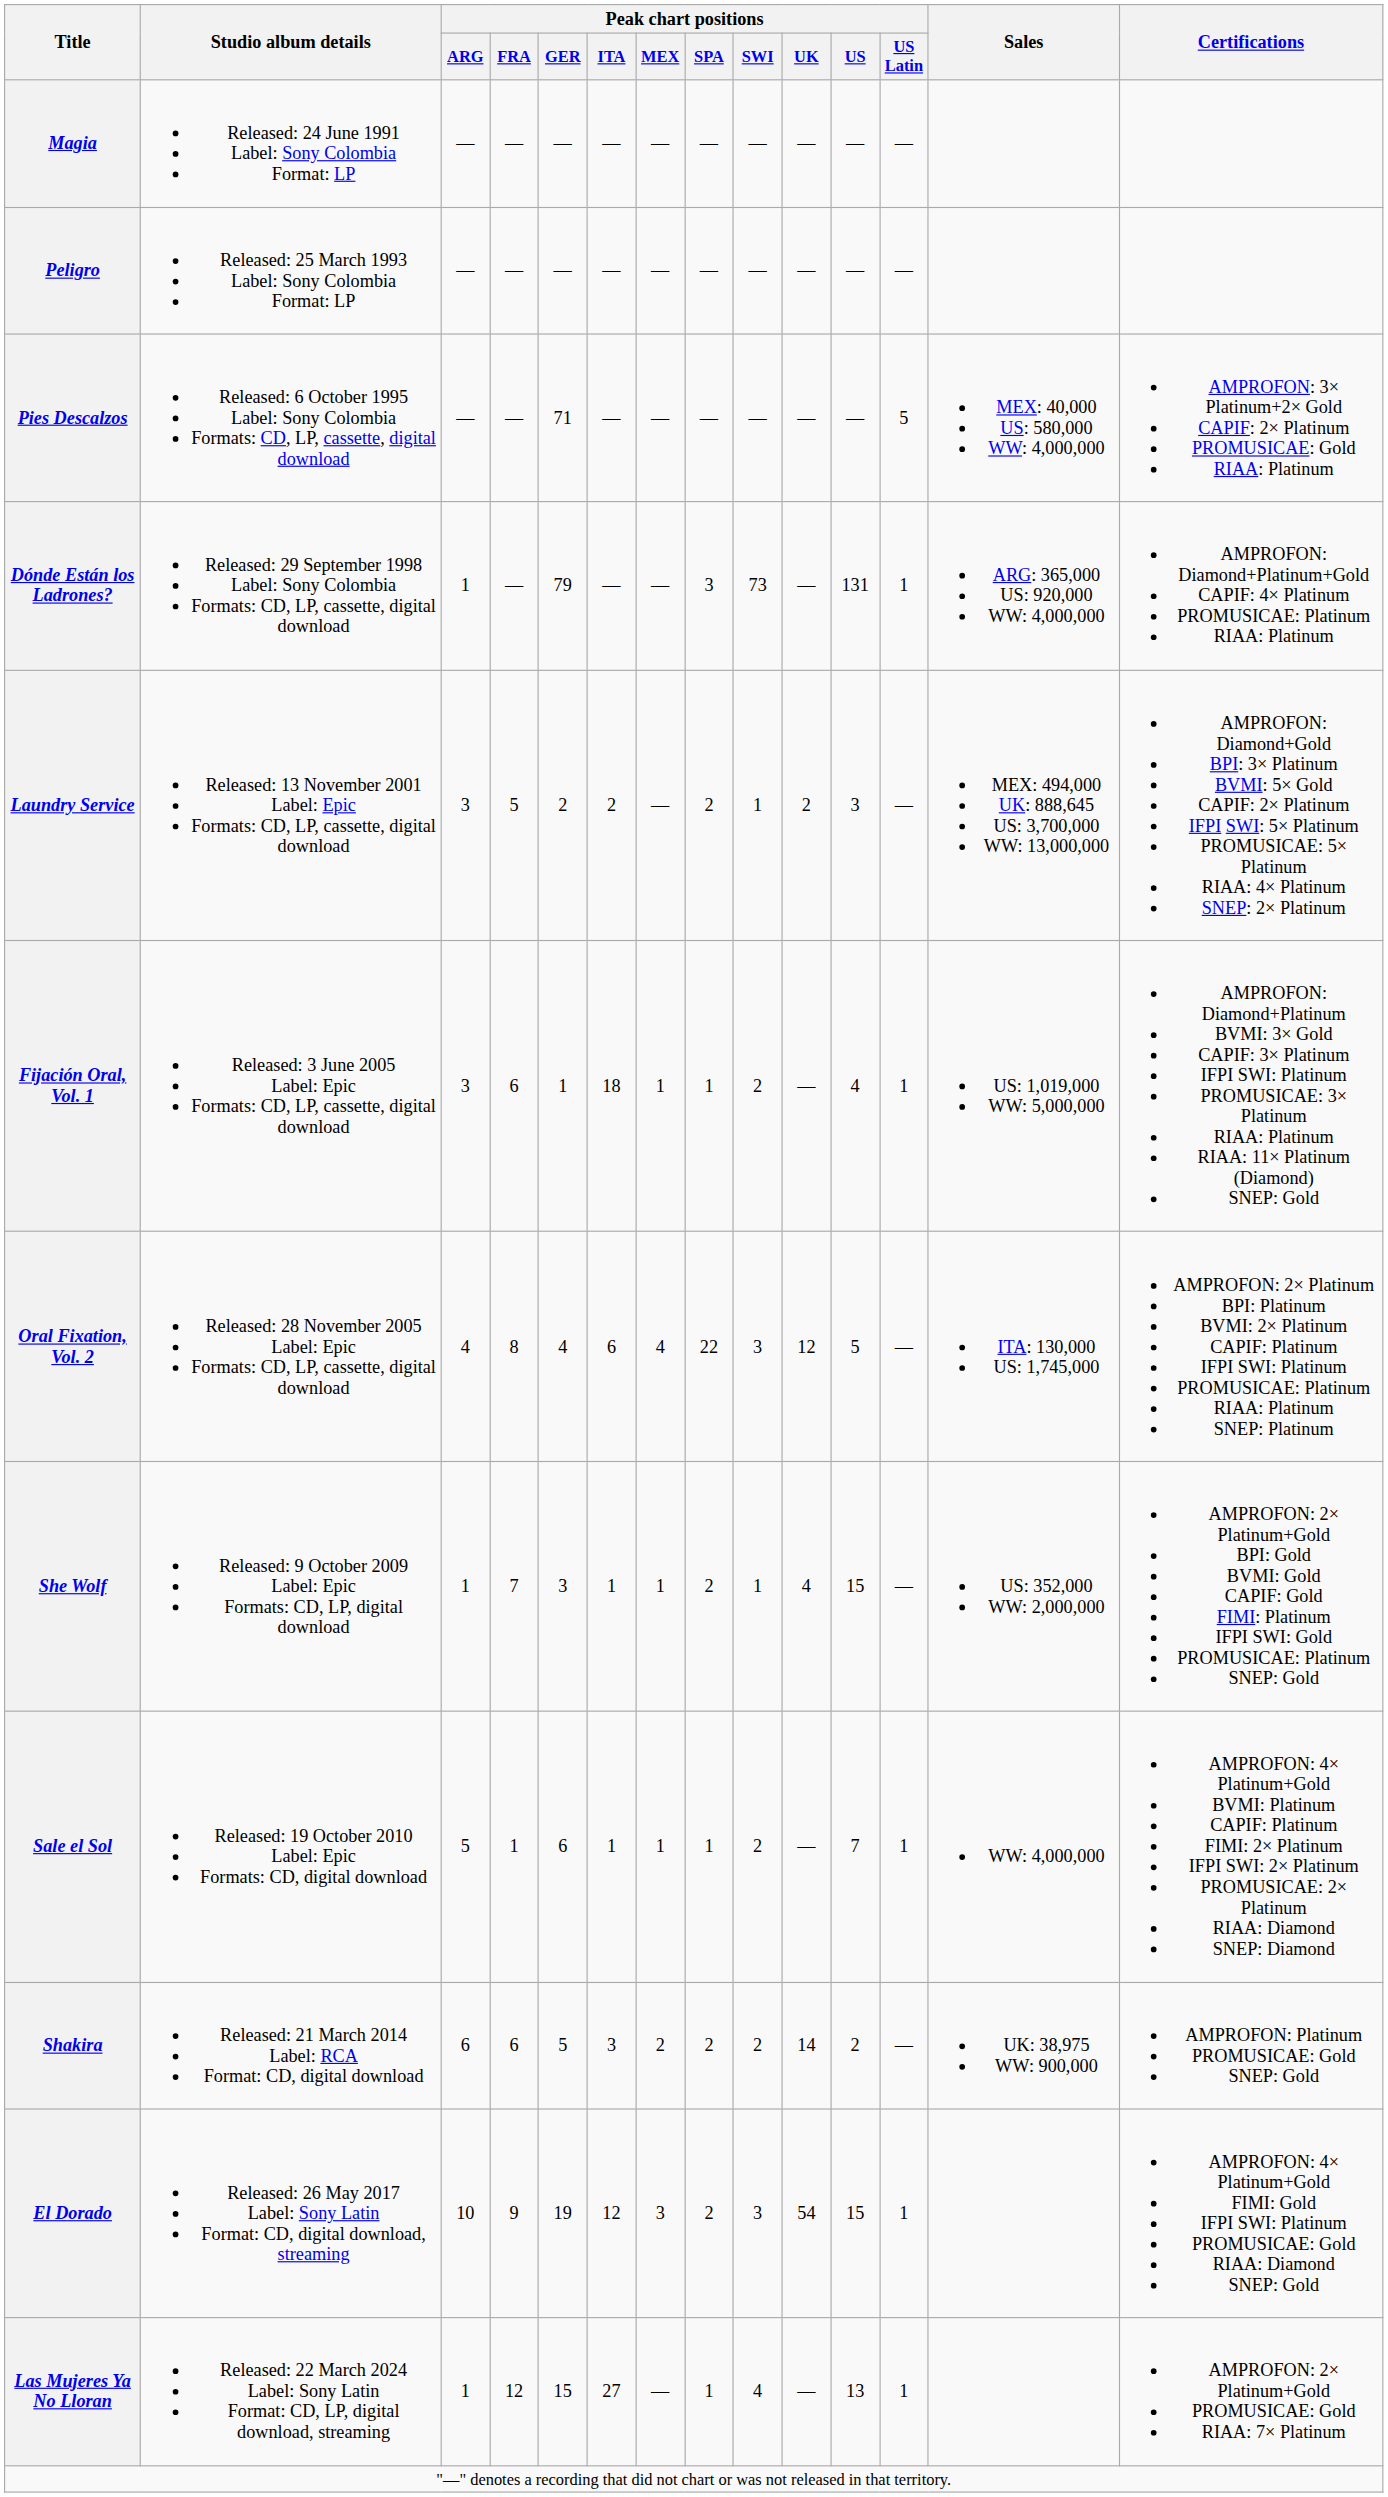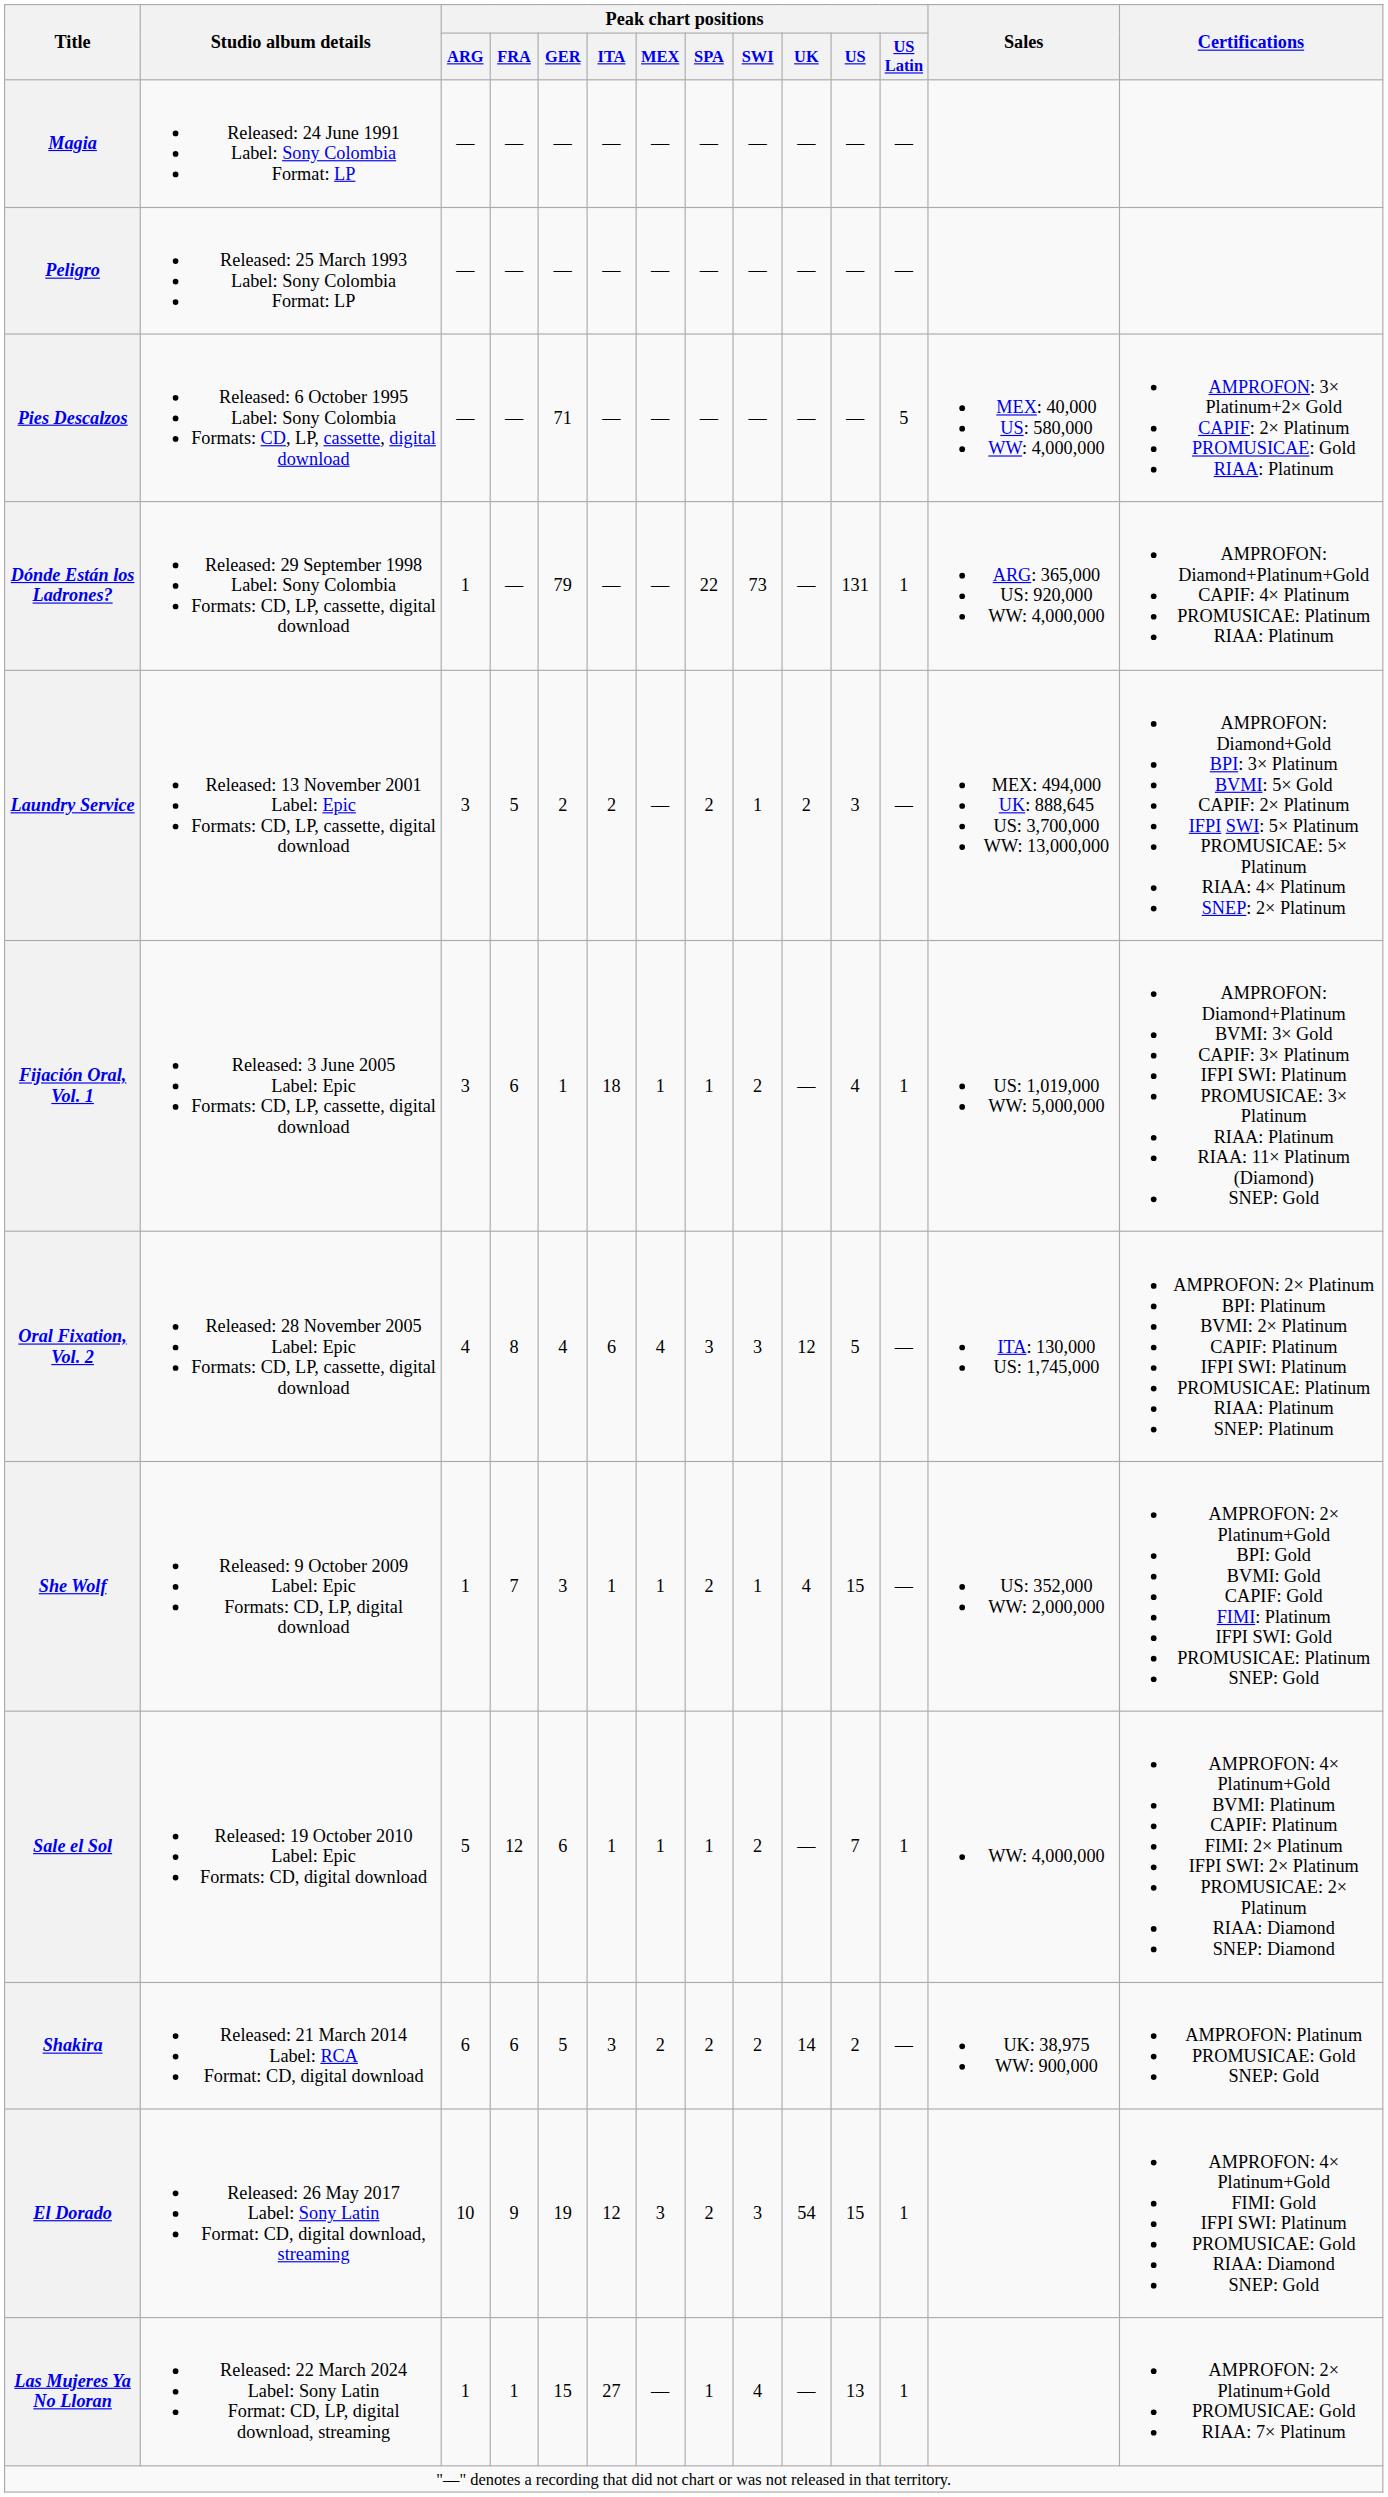(709, 585) 3 -> (709, 585) 22
(709, 1346) 22 -> (709, 1346) 3
(514, 1846) 1 -> (514, 1846) 12
(514, 2391) 12 -> (514, 2391) 1
